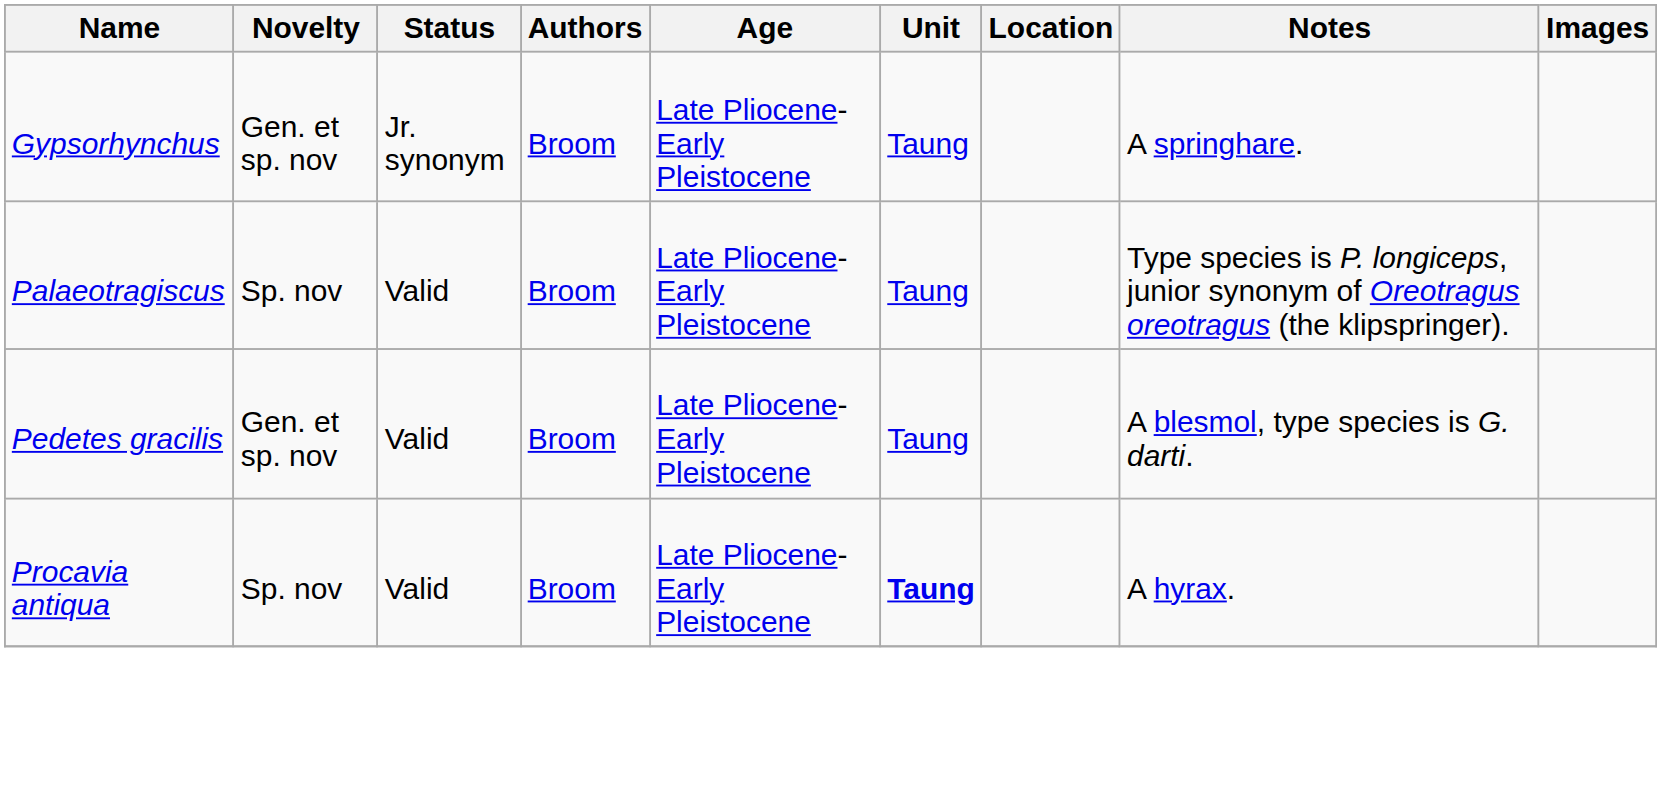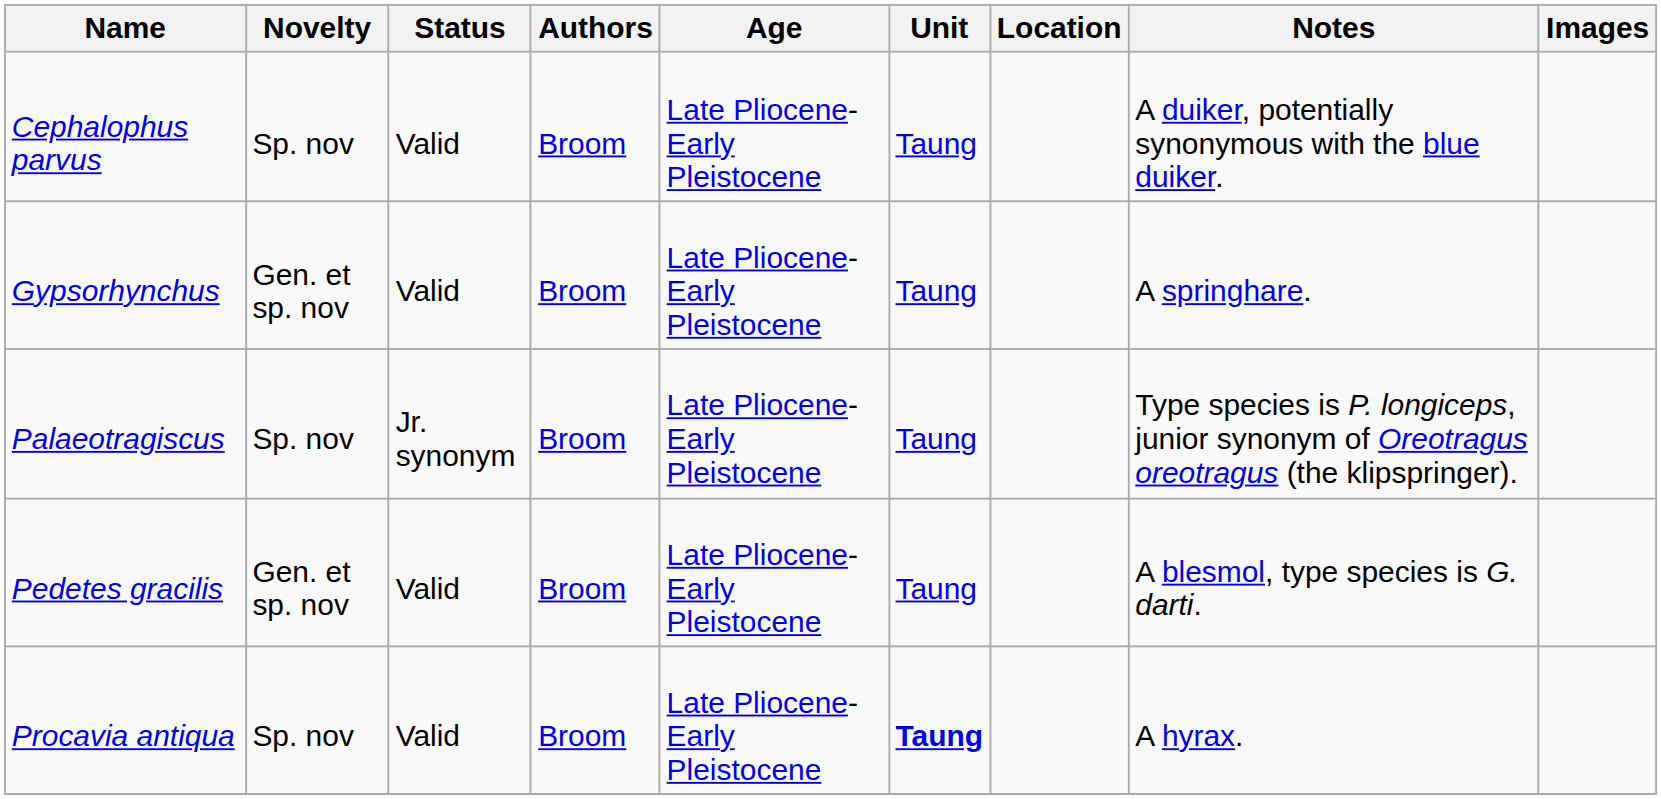+ row: (100, 142)
(445, 142) Jr. synonym -> (428, 291) Valid
(417, 291) Valid -> (456, 439) Jr. synonym
